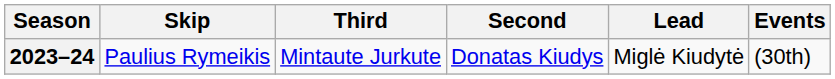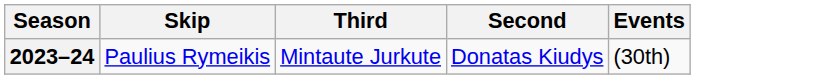- column: (679, 21)
